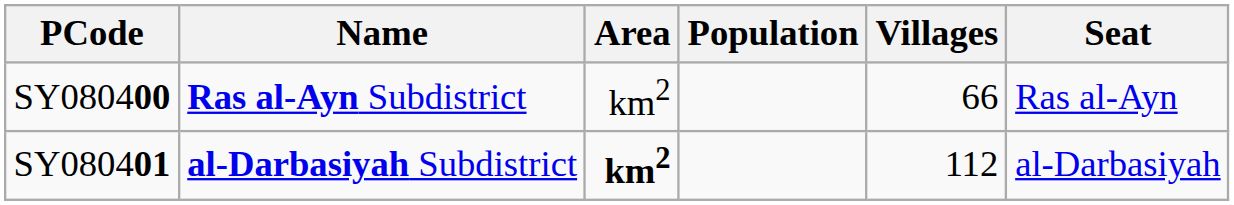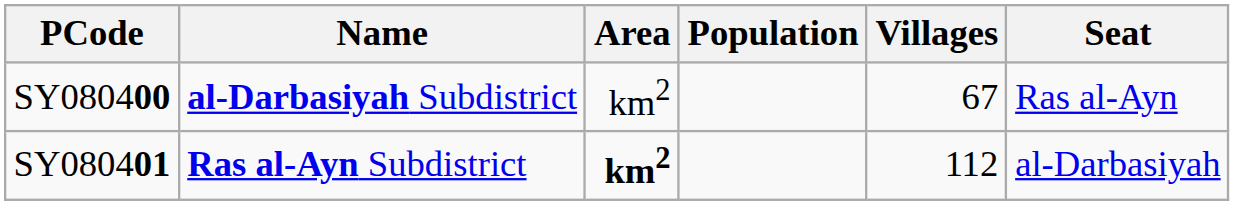(357, 96) Ras al-Ayn Subdistrict -> (382, 96) al-Darbasiyah Subdistrict
(980, 96) 66 -> (980, 96) 67
(382, 164) al-Darbasiyah Subdistrict -> (357, 164) Ras al-Ayn Subdistrict
